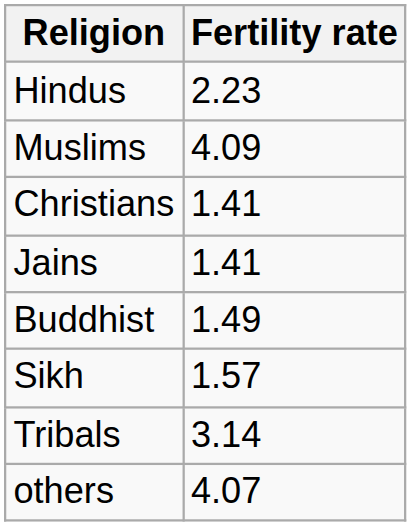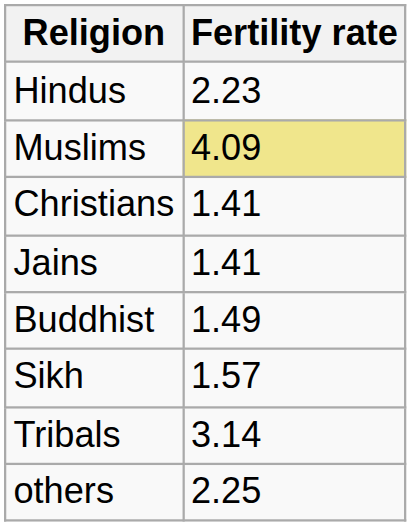(226, 147) no background -> (226, 147) khaki background
(226, 491) 4.07 -> (226, 491) 2.25
